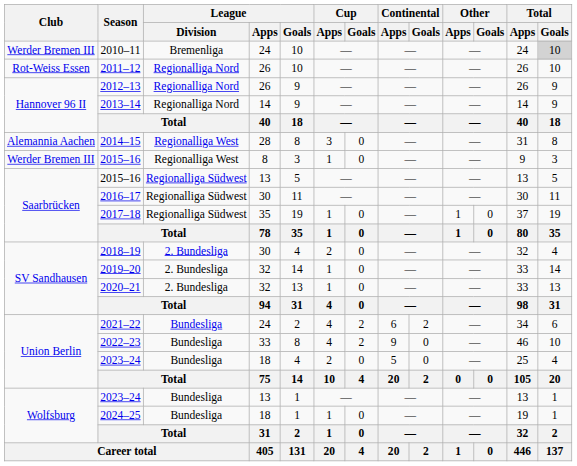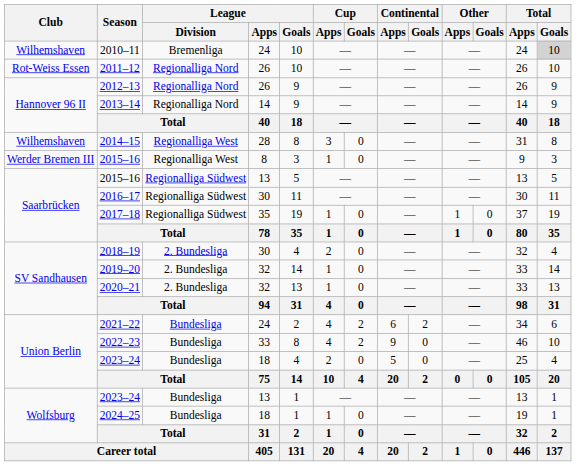(51, 50) Werder Bremen III -> (51, 50) Wilhemshaven
(51, 141) Alemannia Aachen -> (51, 141) Wilhemshaven
